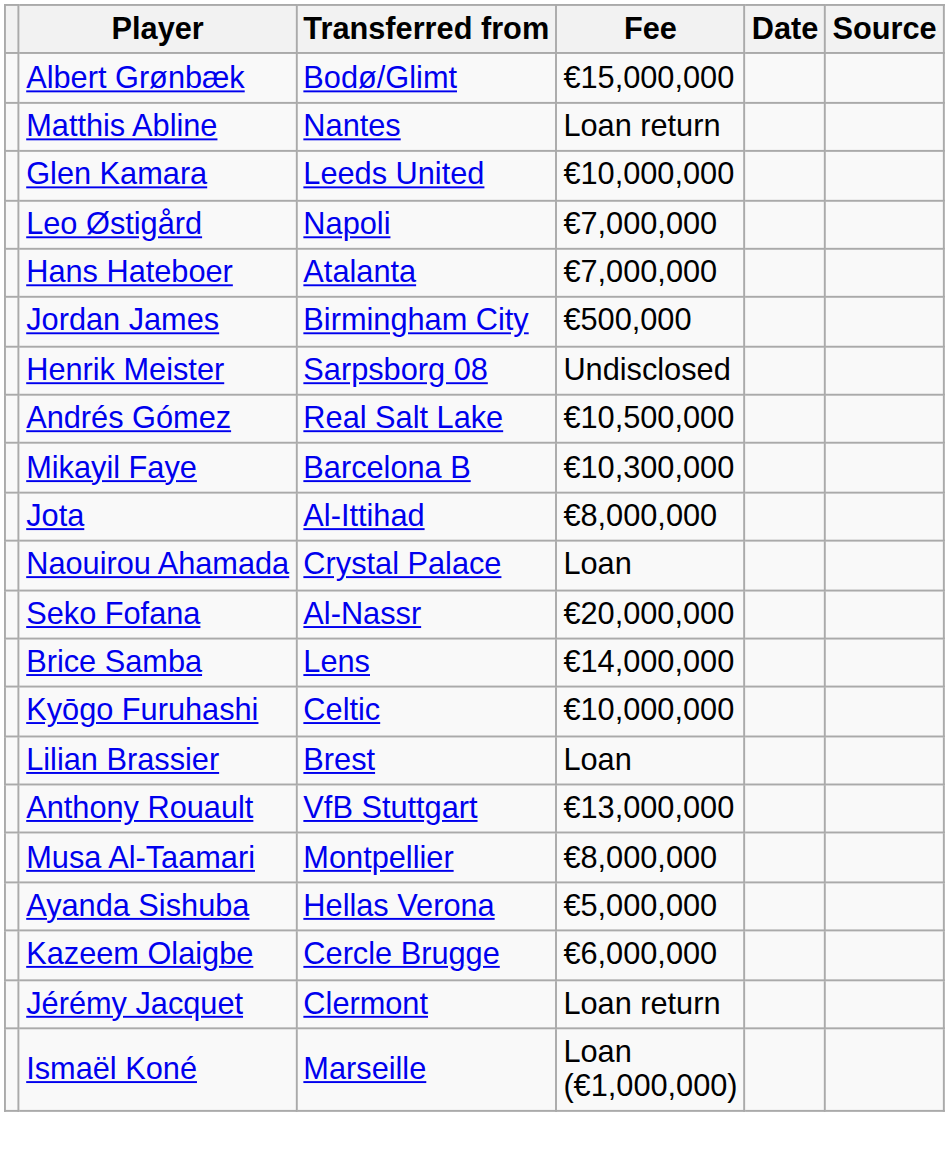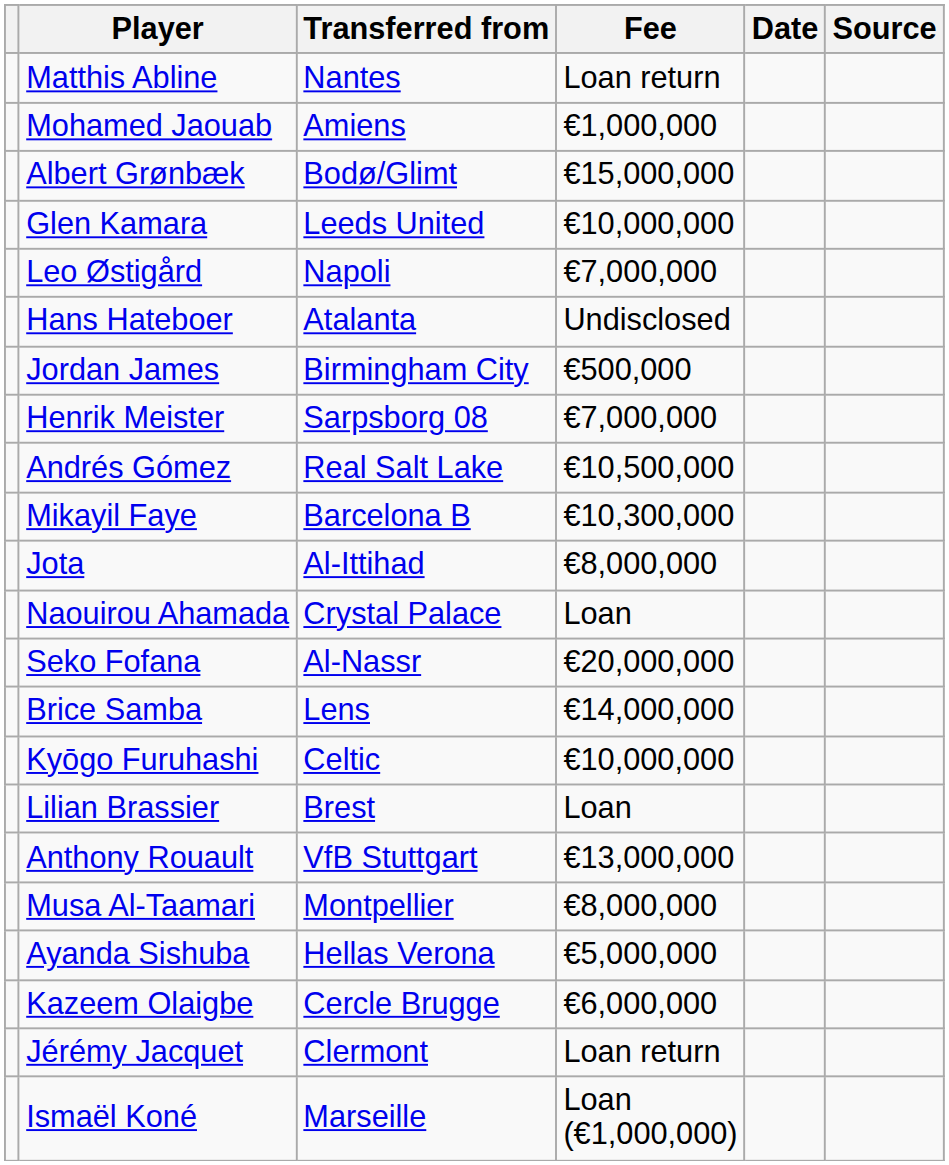rows swapped: (122, 126) <-> (135, 77)
+ row: (149, 126)
(640, 272) €7,000,000 -> (647, 321) Undisclosed
(647, 369) Undisclosed -> (640, 418) €7,000,000
